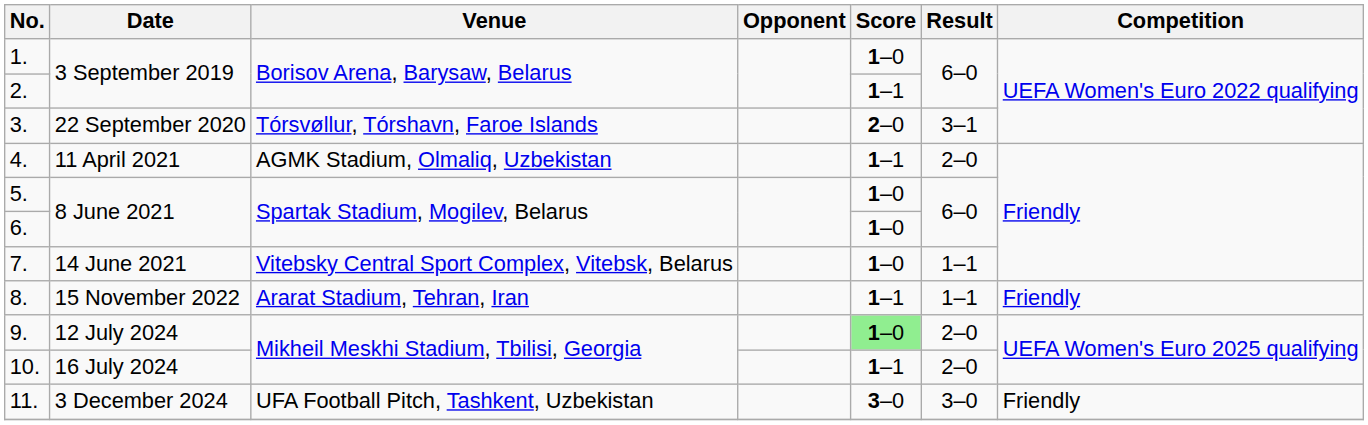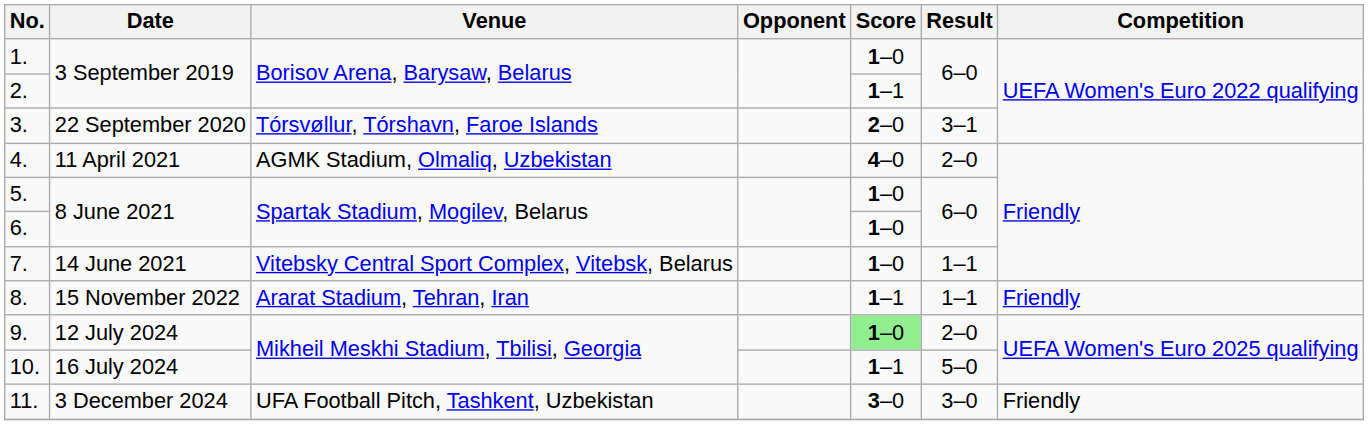(886, 159) 1–1 -> (886, 159) 4–0
(959, 366) 2–0 -> (959, 366) 5–0
